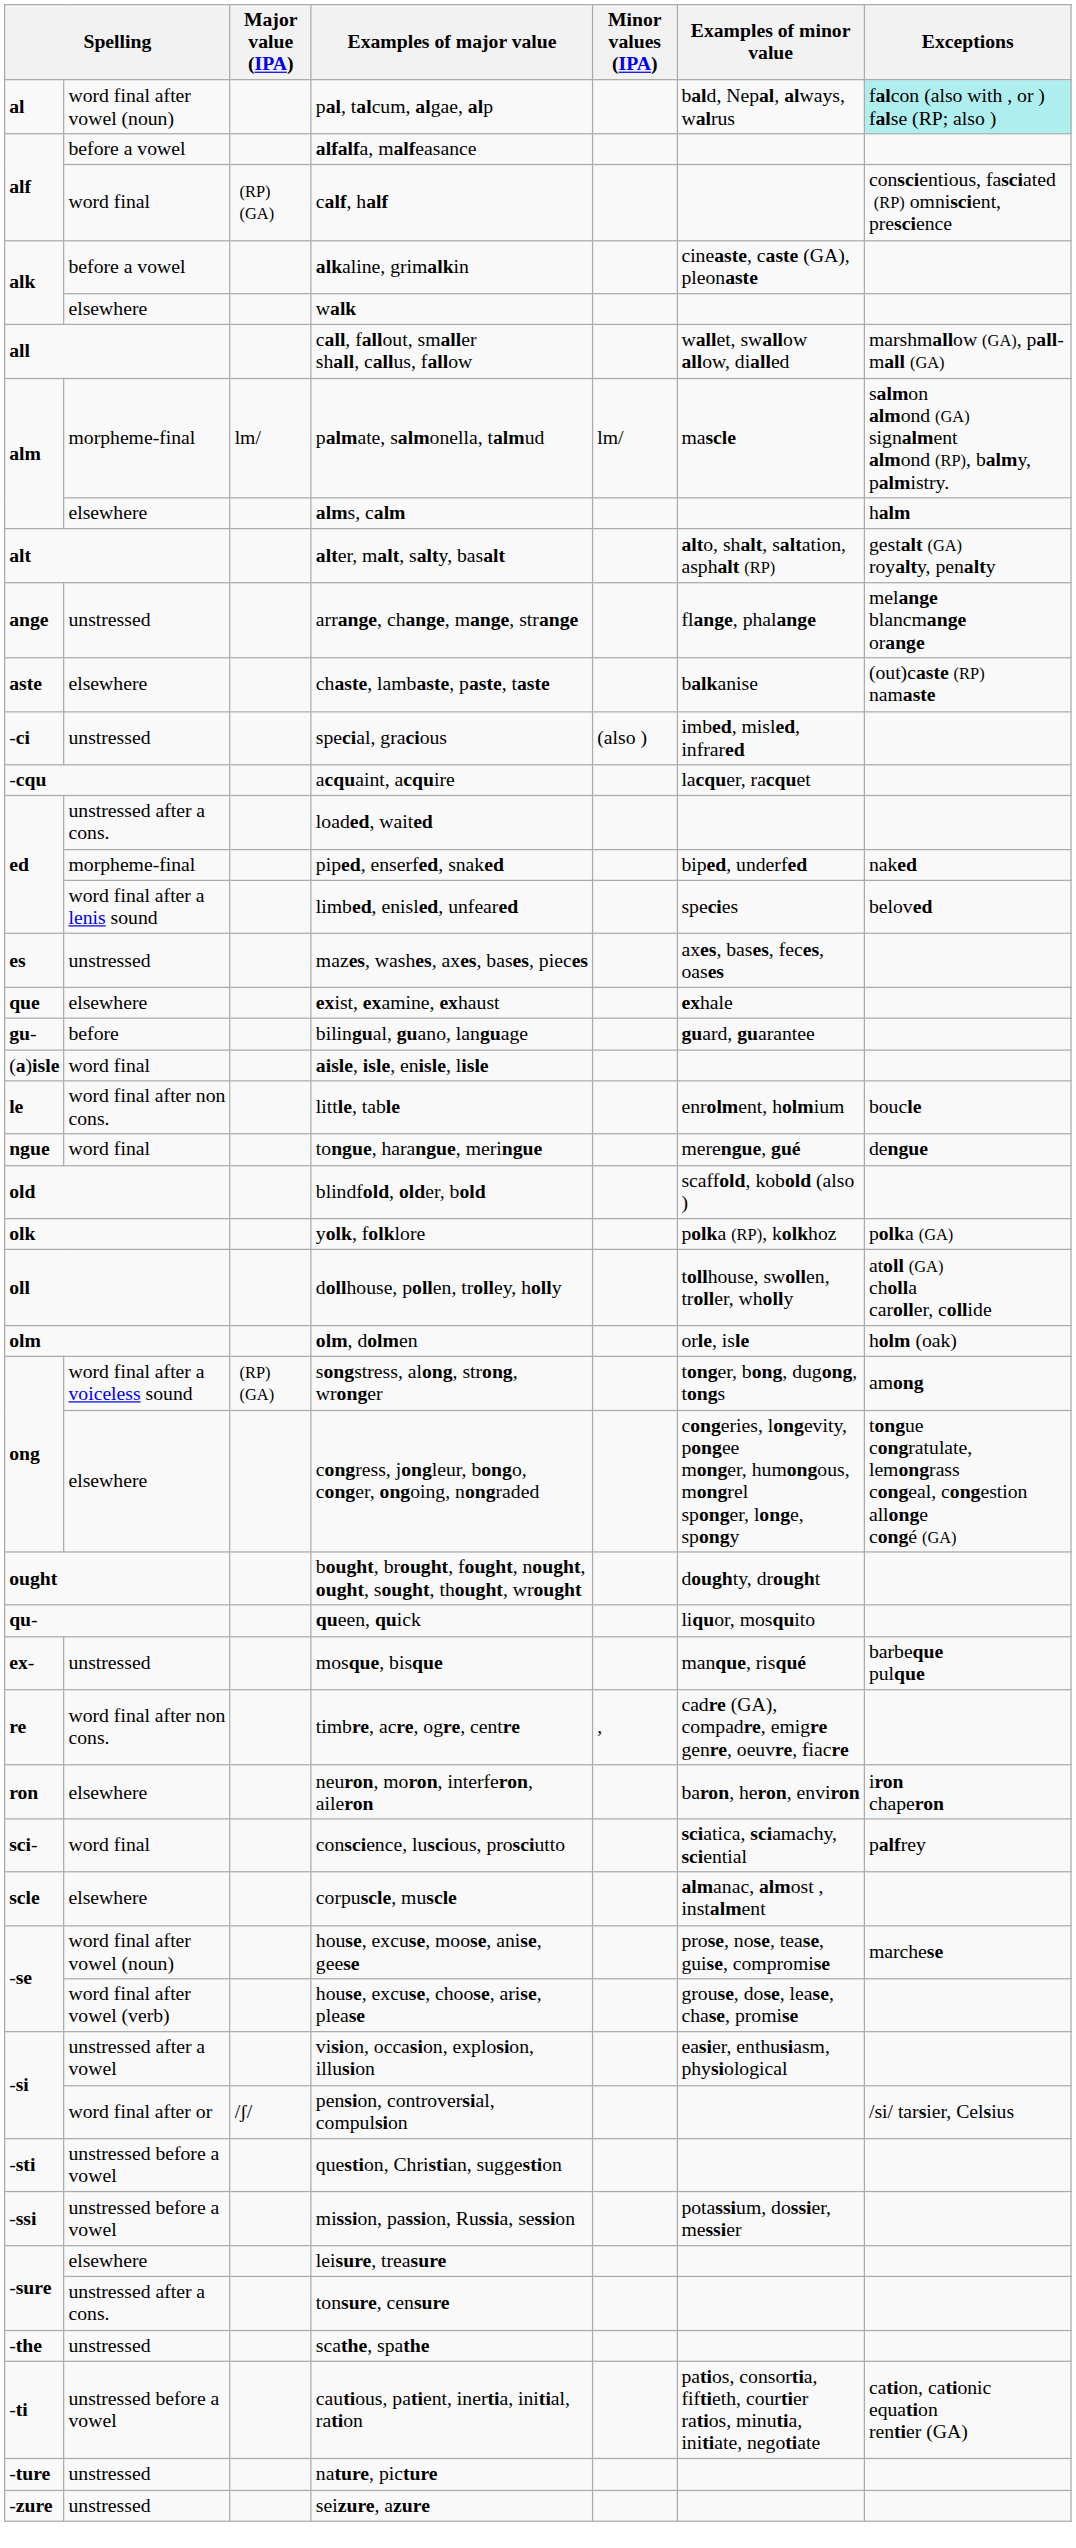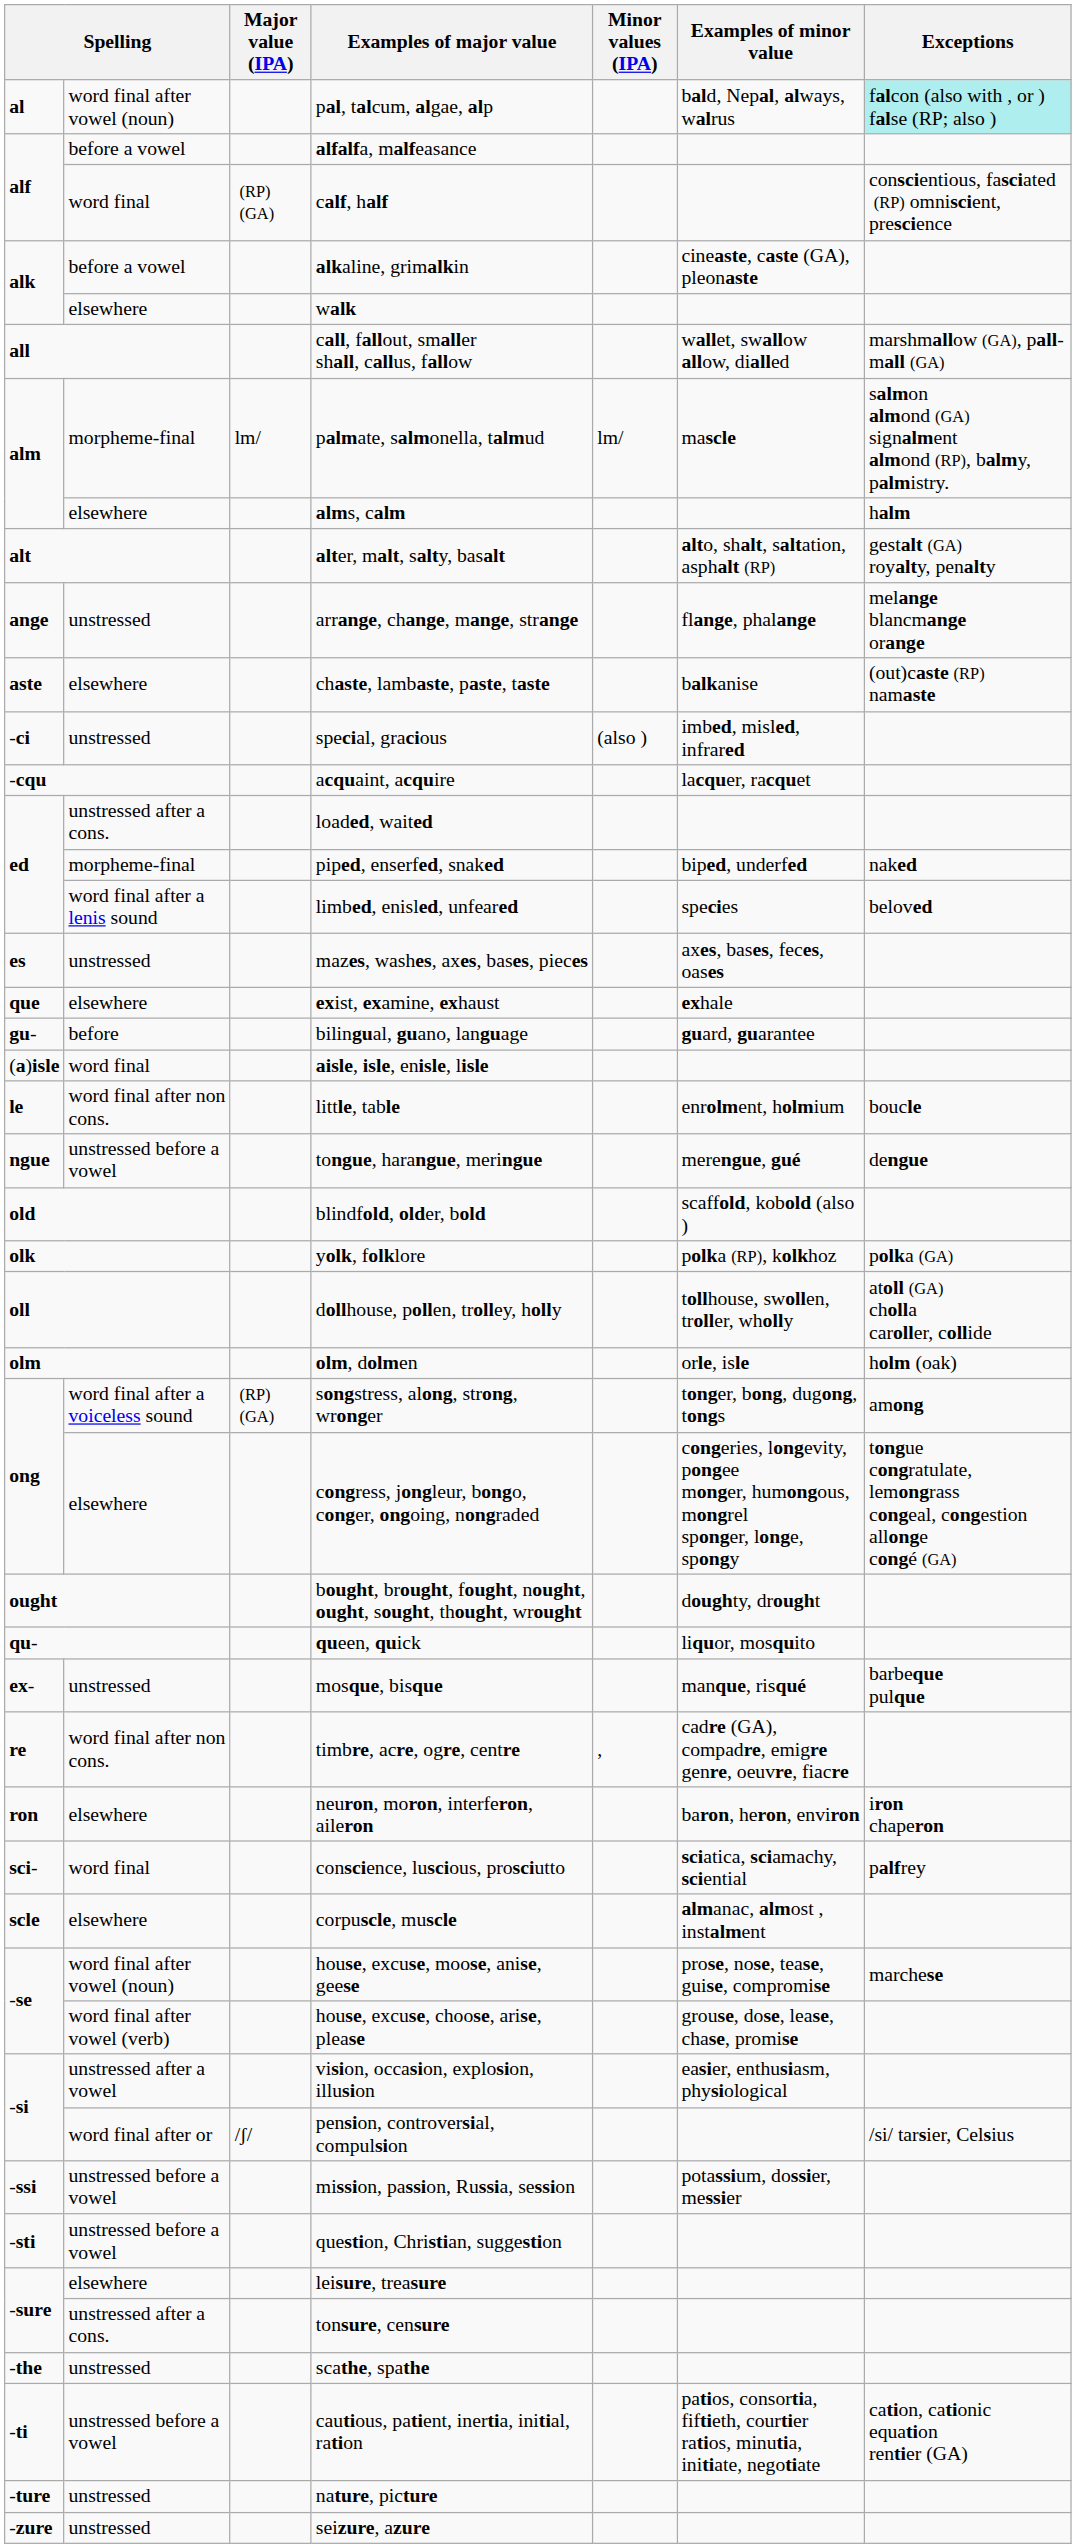(109, 1149) word final -> (144, 1160) unstressed before a vowel
rows swapped: (445, 2218) <-> (439, 2165)
